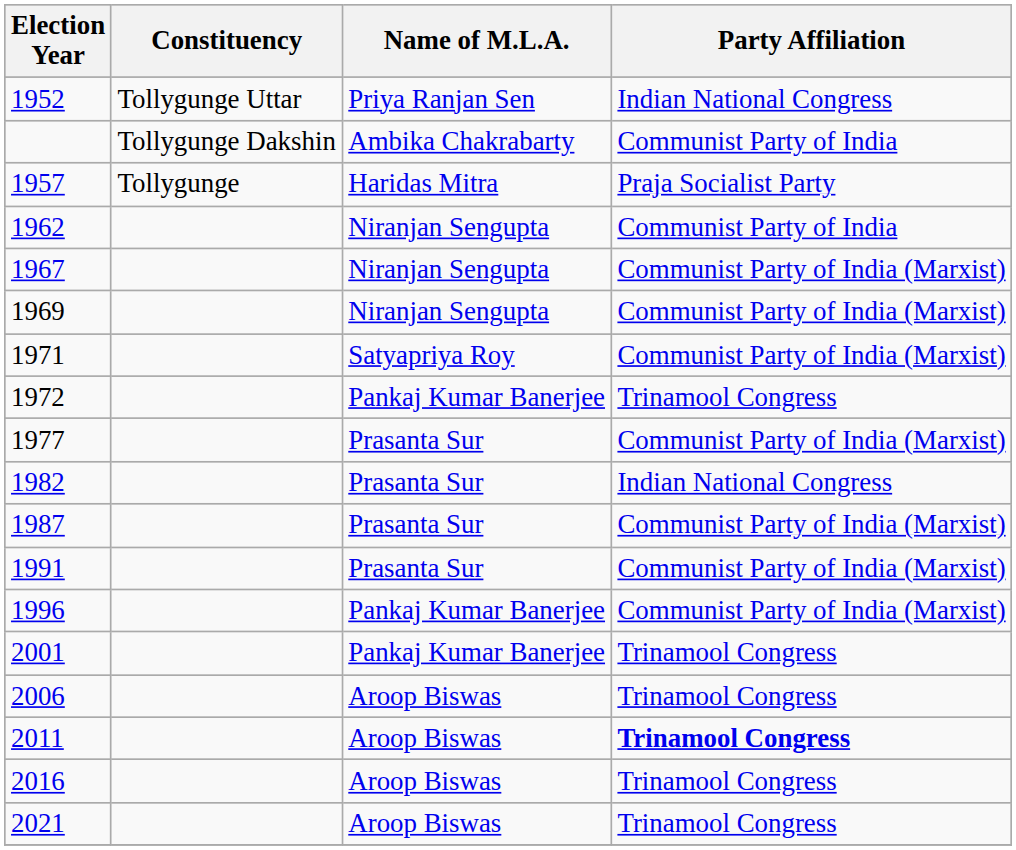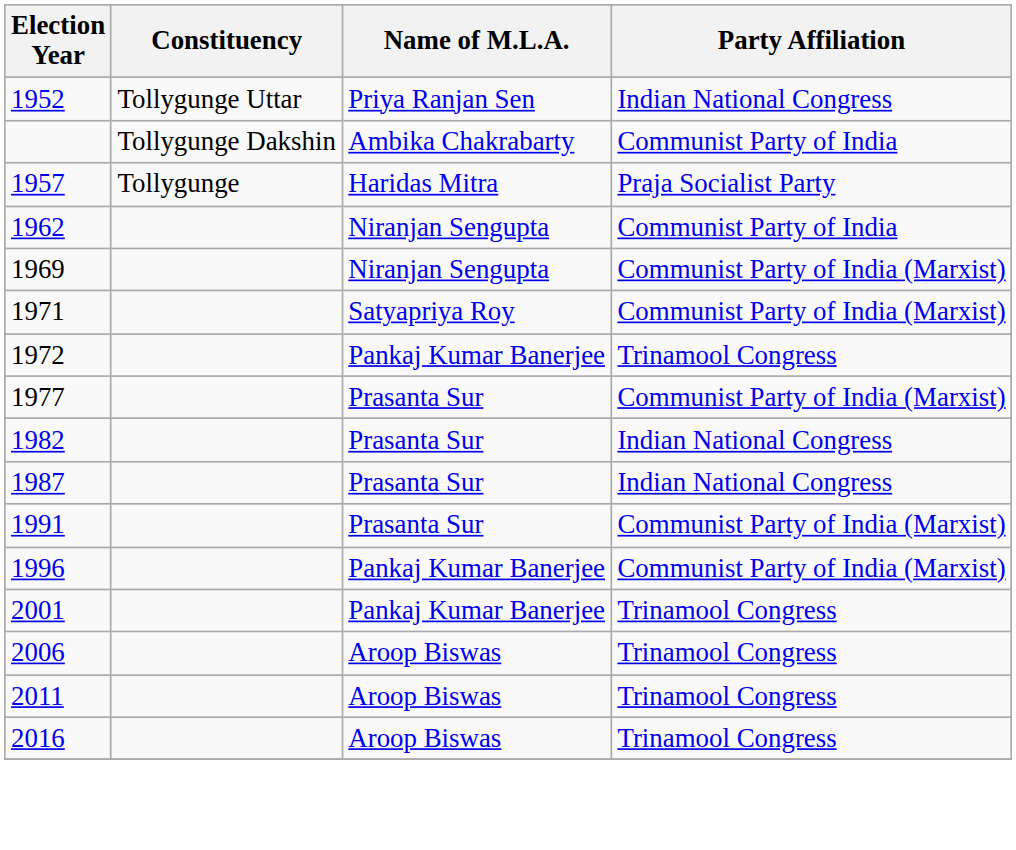- row: (38, 269)
(812, 524) Communist Party of India (Marxist) -> (755, 482) Indian National Congress
(734, 738) bold -> (727, 695) normal
- row: (38, 823)
